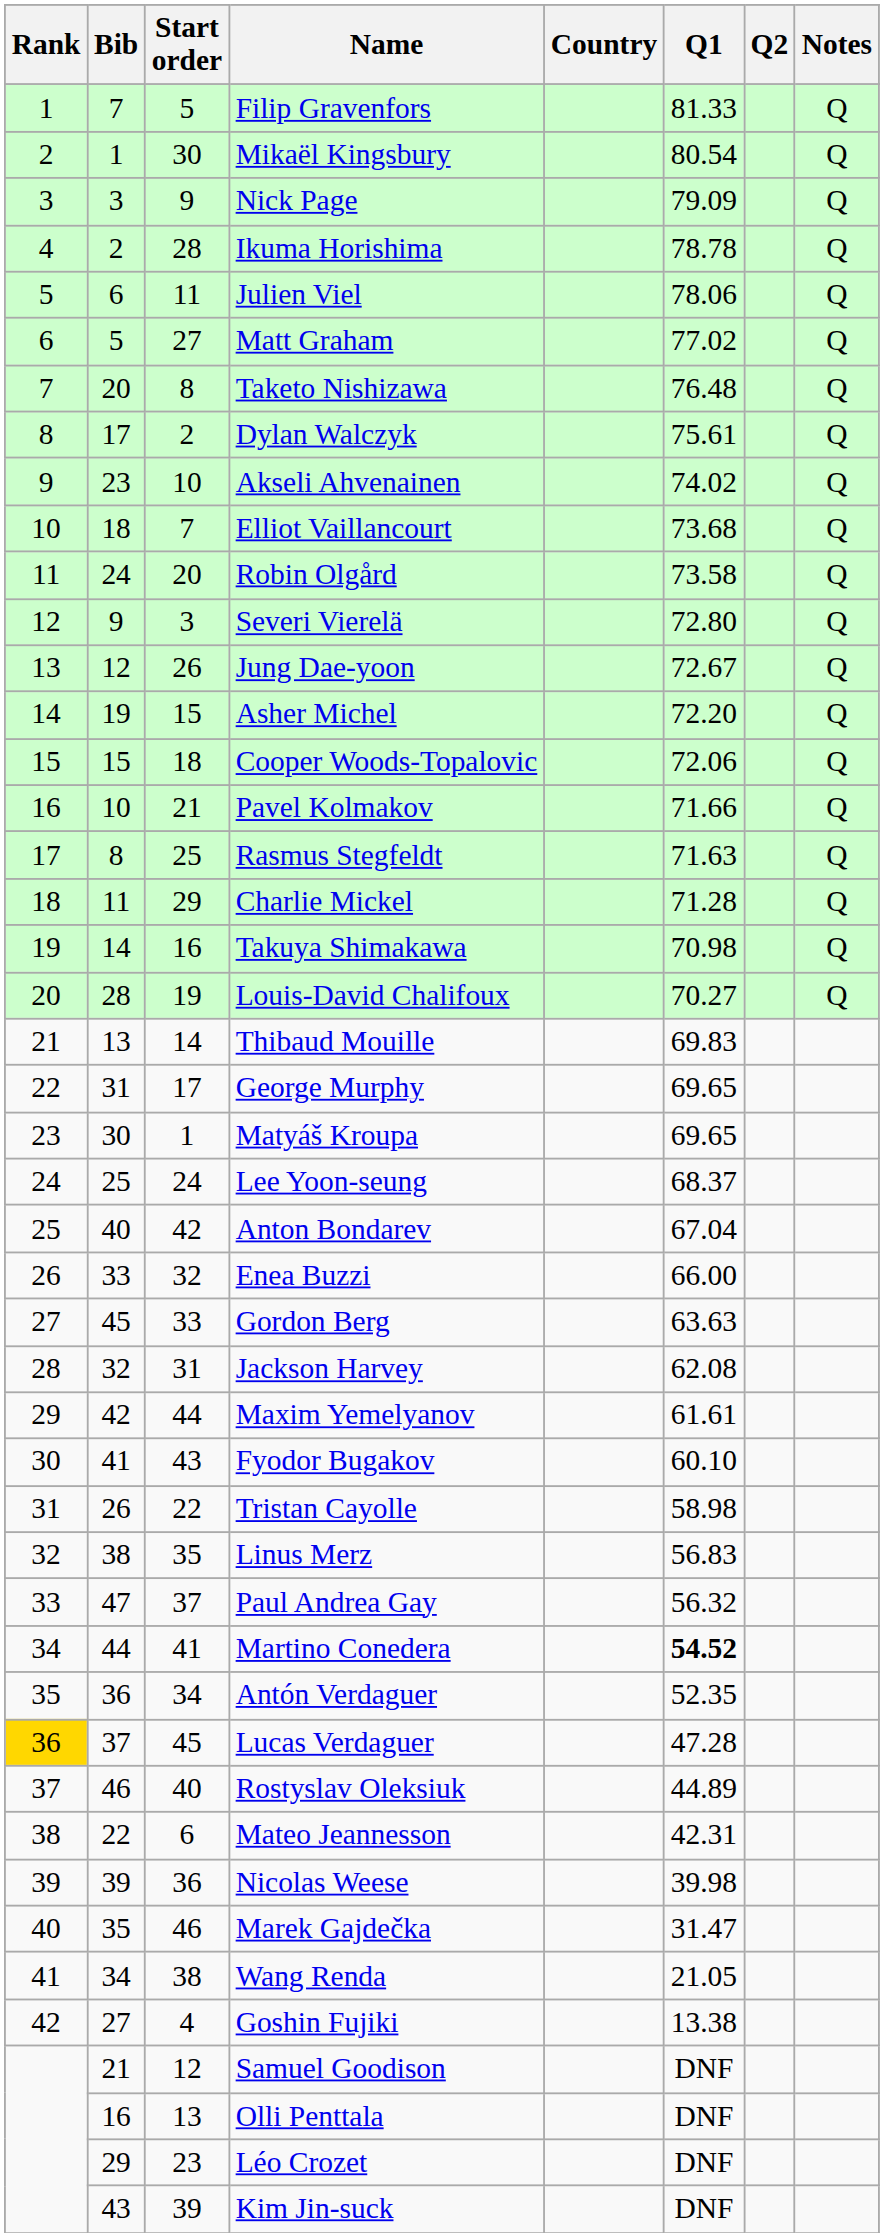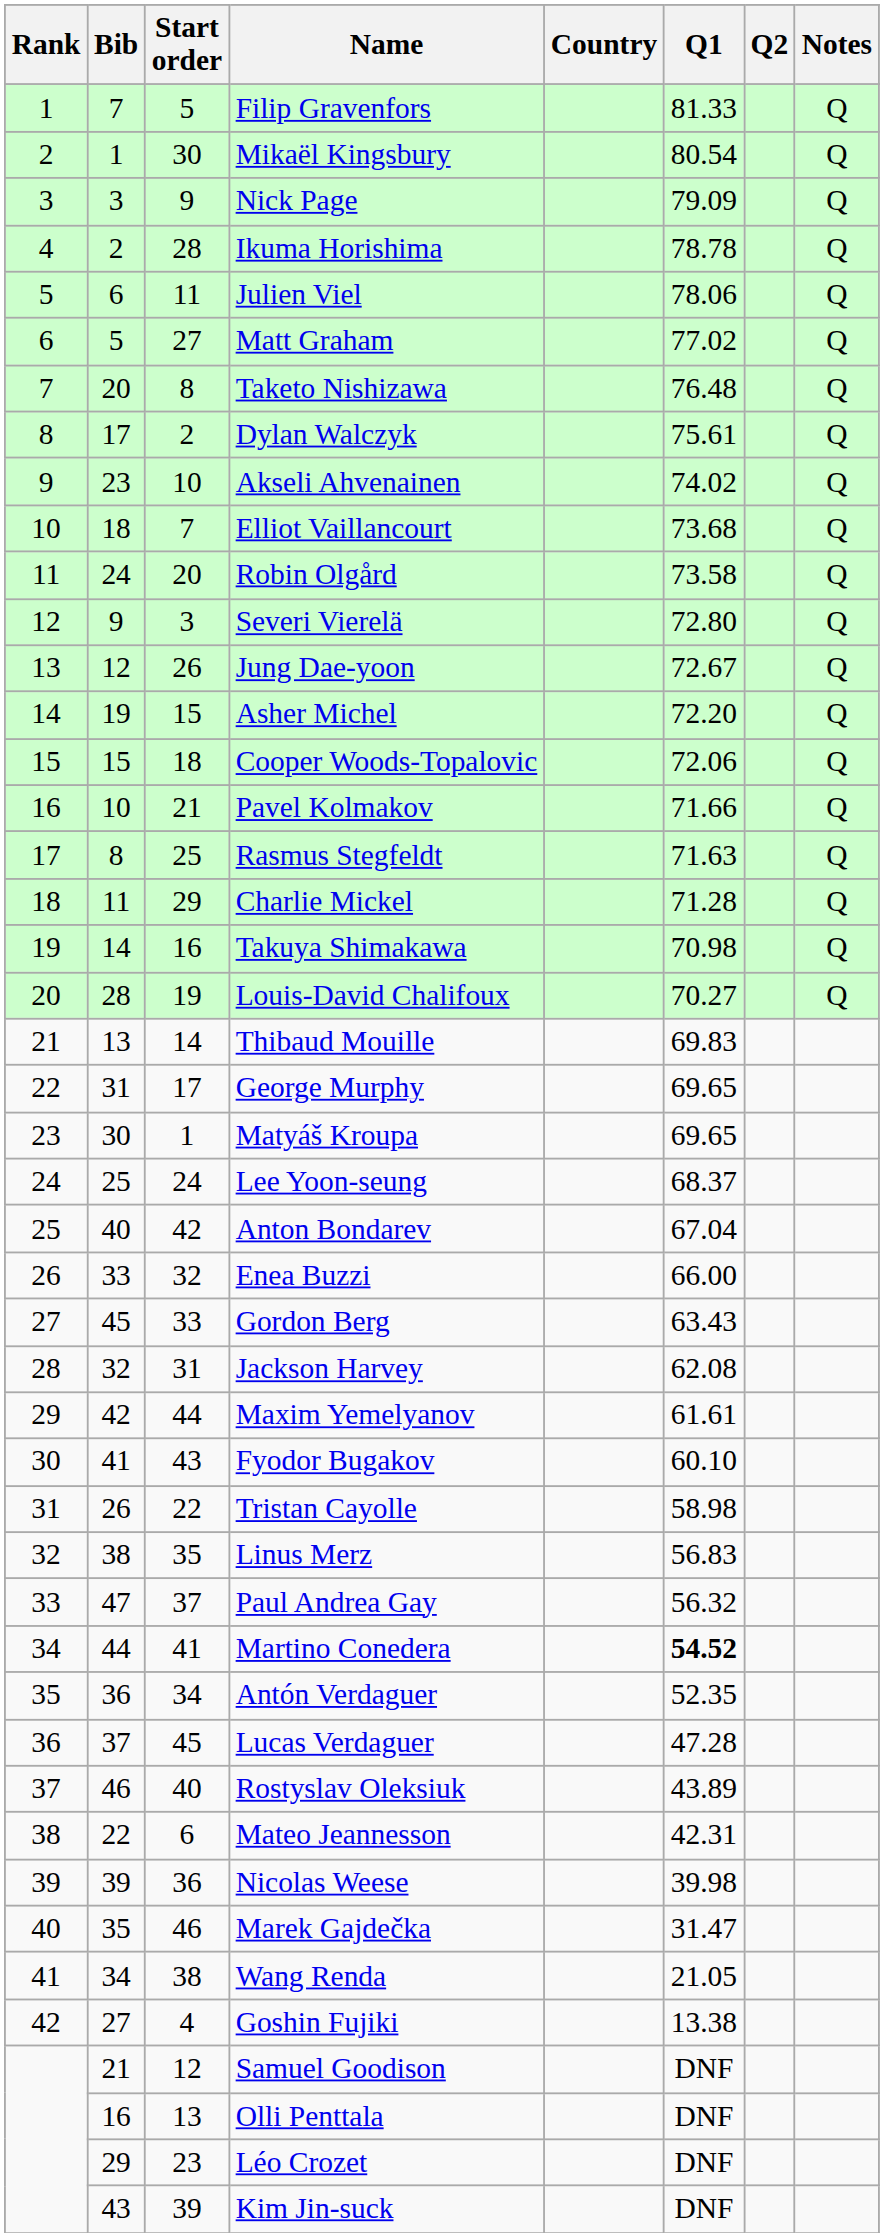(704, 1321) 63.63 -> (704, 1321) 63.43
(46, 1741) gold background -> (46, 1741) no background
(704, 1788) 44.89 -> (704, 1788) 43.89
